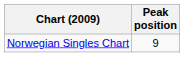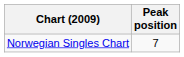(156, 43) 9 -> (156, 43) 7
